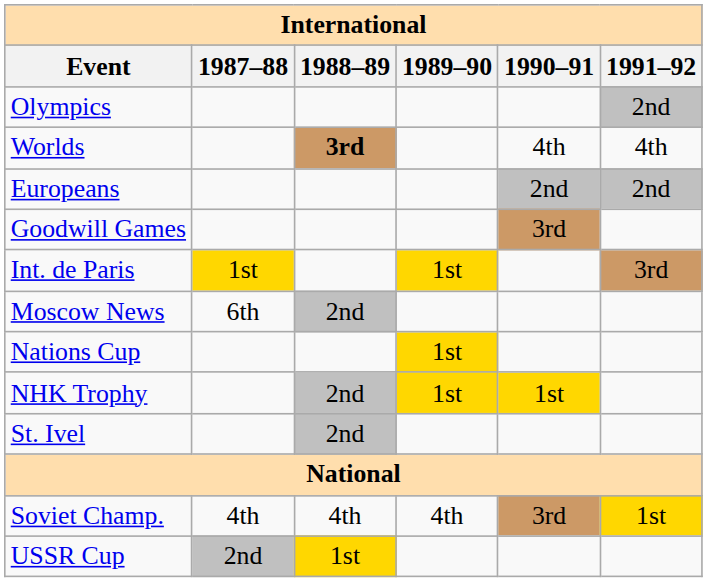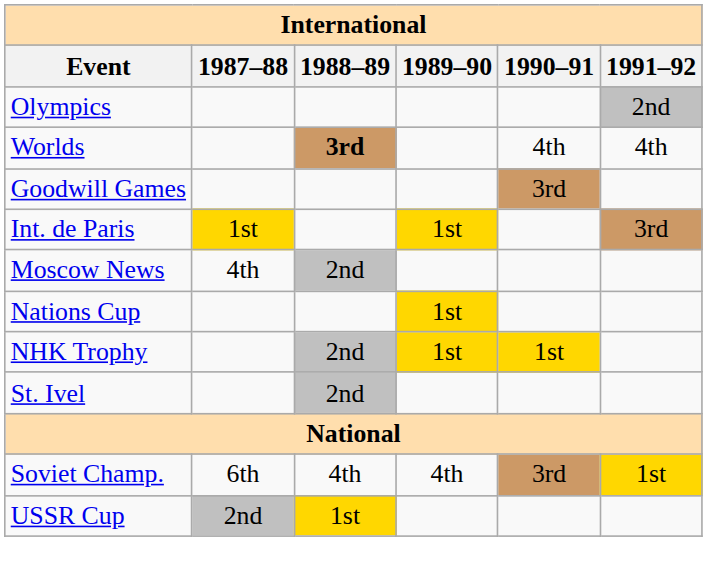- row: (65, 188)
(243, 310) 6th -> (243, 270) 4th
(243, 515) 4th -> (243, 474) 6th
